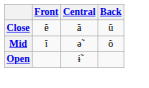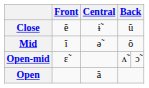(79, 28) ã -> (99, 28) ɨ̃
+ row: (28, 59)
(79, 59) ɨ̃ -> (99, 75) ã
